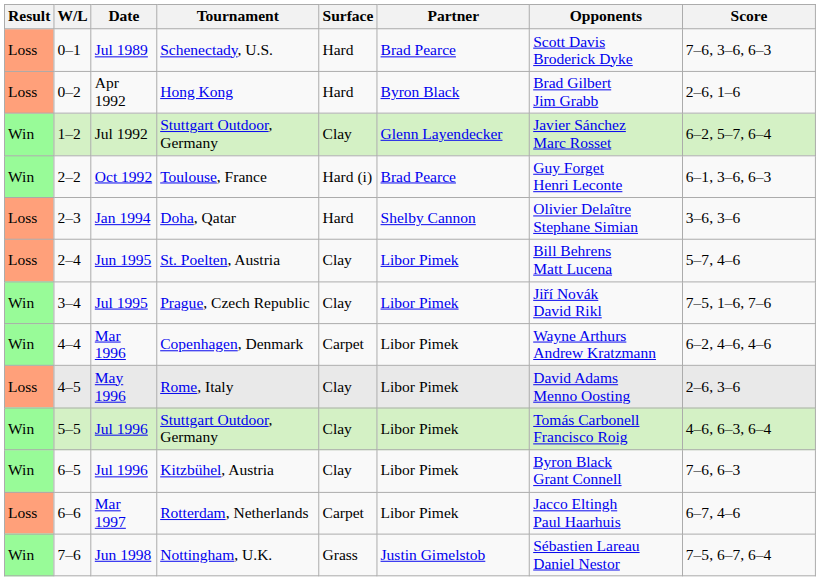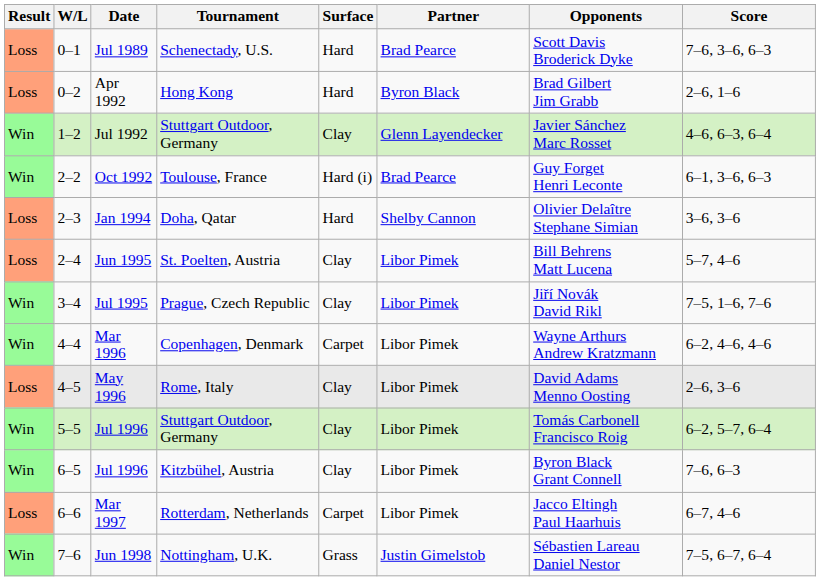(729, 134) 6–2, 5–7, 6–4 -> (729, 134) 4–6, 6–3, 6–4
(729, 428) 4–6, 6–3, 6–4 -> (729, 428) 6–2, 5–7, 6–4
